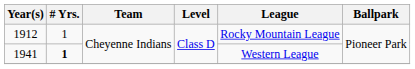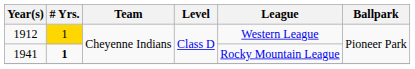(65, 34) no background -> (65, 34) gold background
(280, 34) Rocky Mountain League -> (280, 34) Western League
(280, 54) Western League -> (280, 54) Rocky Mountain League
